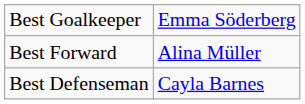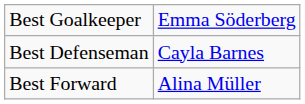rows swapped: (79, 83) <-> (63, 51)
